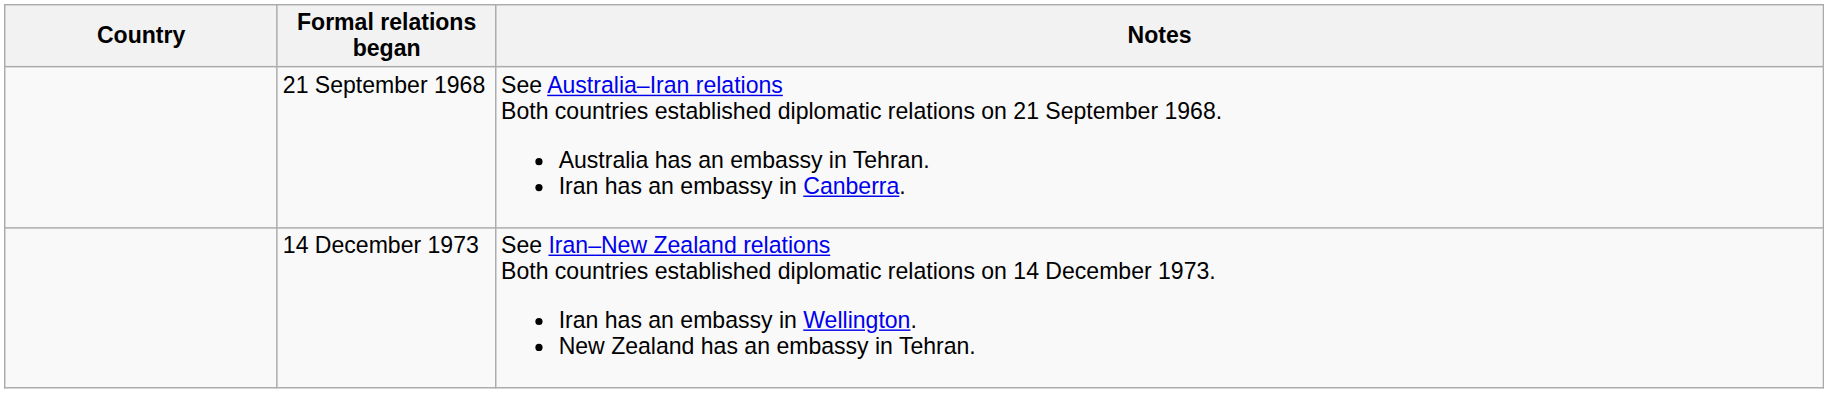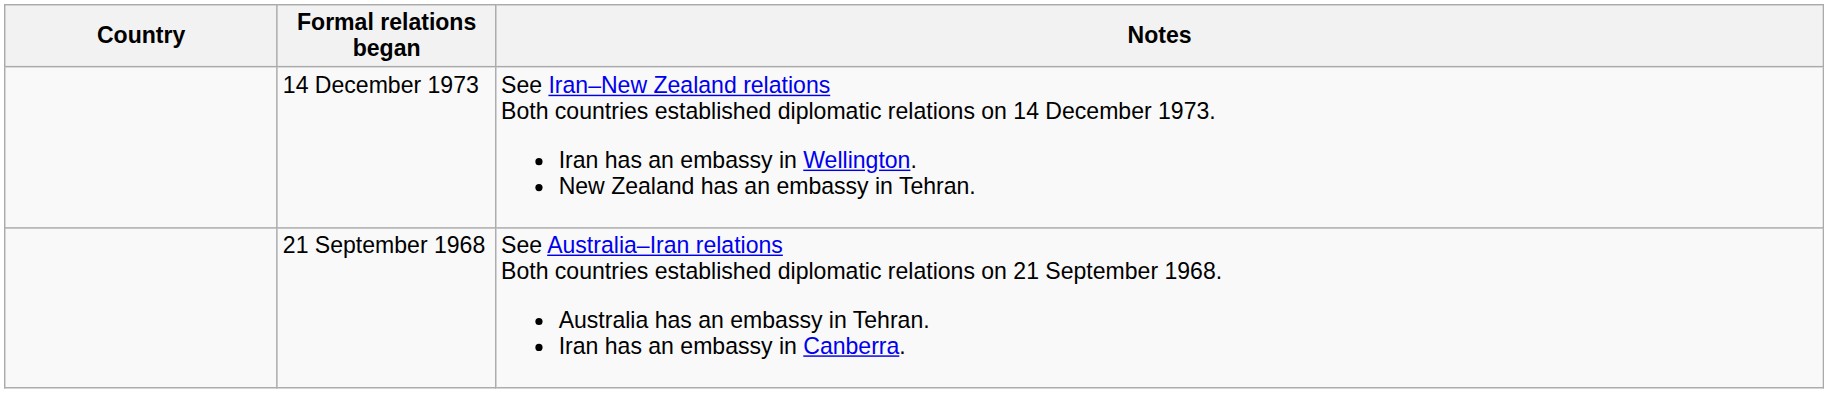rows swapped: (384, 85) <-> (381, 245)
